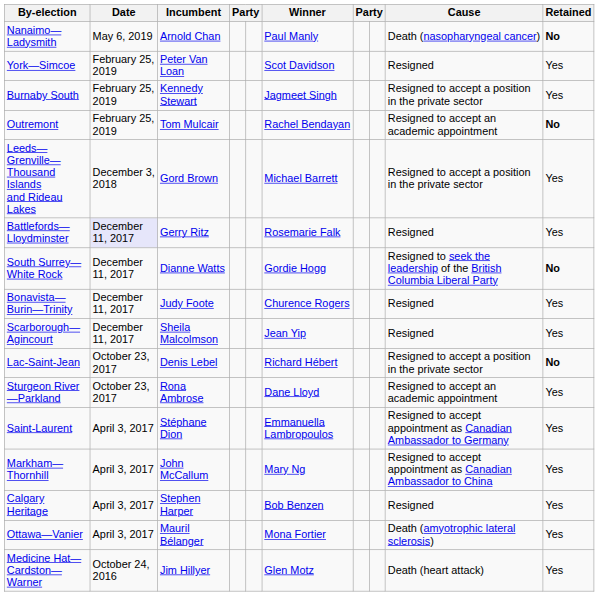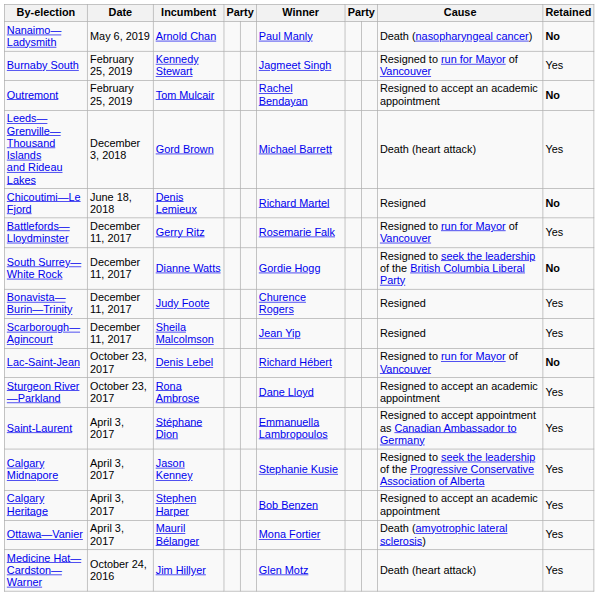- row: (41, 65)
(459, 95) Resigned to accept a position in the private sector -> (449, 65) Resigned to run for Mayor of Vancouver
(459, 178) Resigned to accept a position in the private sector -> (428, 149) Death (heart attack)
+ row: (44, 203)
(118, 232) lavender background -> (115, 232) no background
(411, 232) Resigned -> (449, 232) Resigned to run for Mayor of Vancouver
(459, 363) Resigned to accept a position in the private sector -> (449, 363) Resigned to run for Mayor of Vancouver
- row: (35, 470)
+ row: (33, 470)
(411, 505) Resigned -> (459, 505) Resigned to accept an academic appointment
